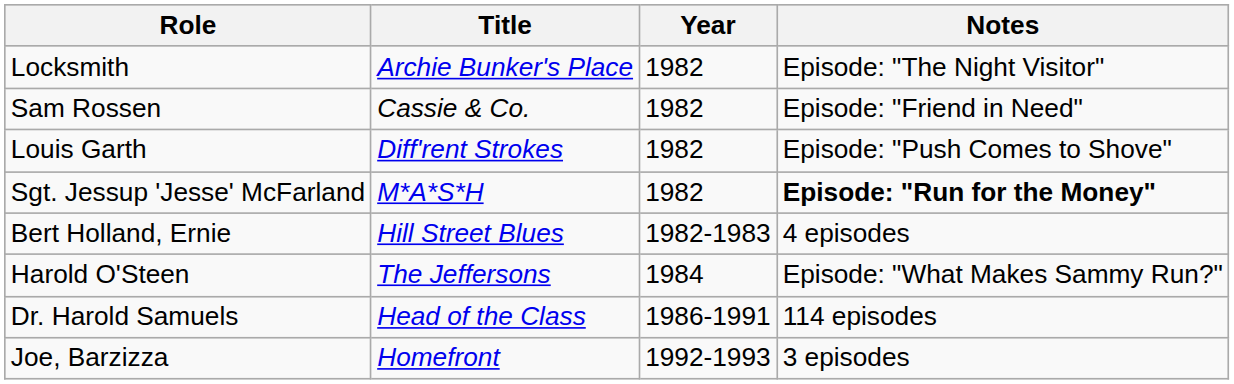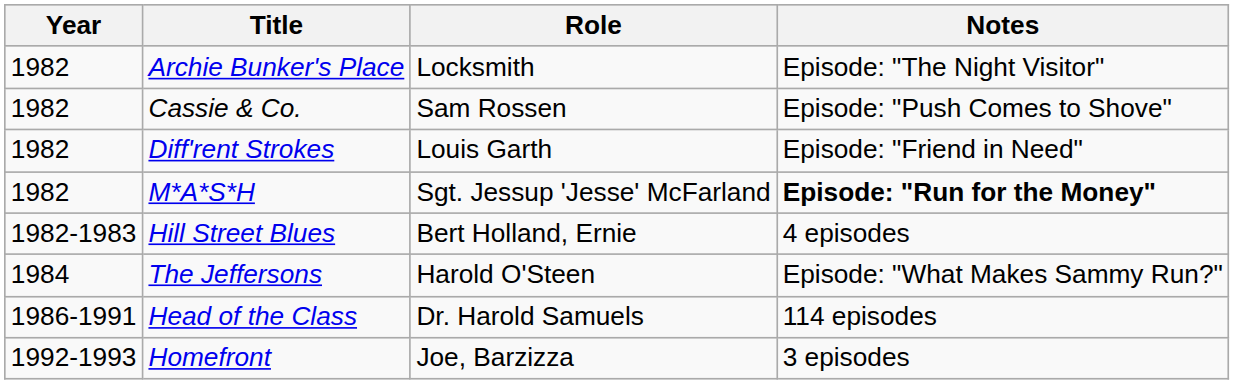columns swapped: (708, 25) <-> (188, 25)
(933, 108) Episode: "Friend in Need" -> (977, 108) Episode: "Push Comes to Shove"
(977, 150) Episode: "Push Comes to Shove" -> (933, 150) Episode: "Friend in Need"
